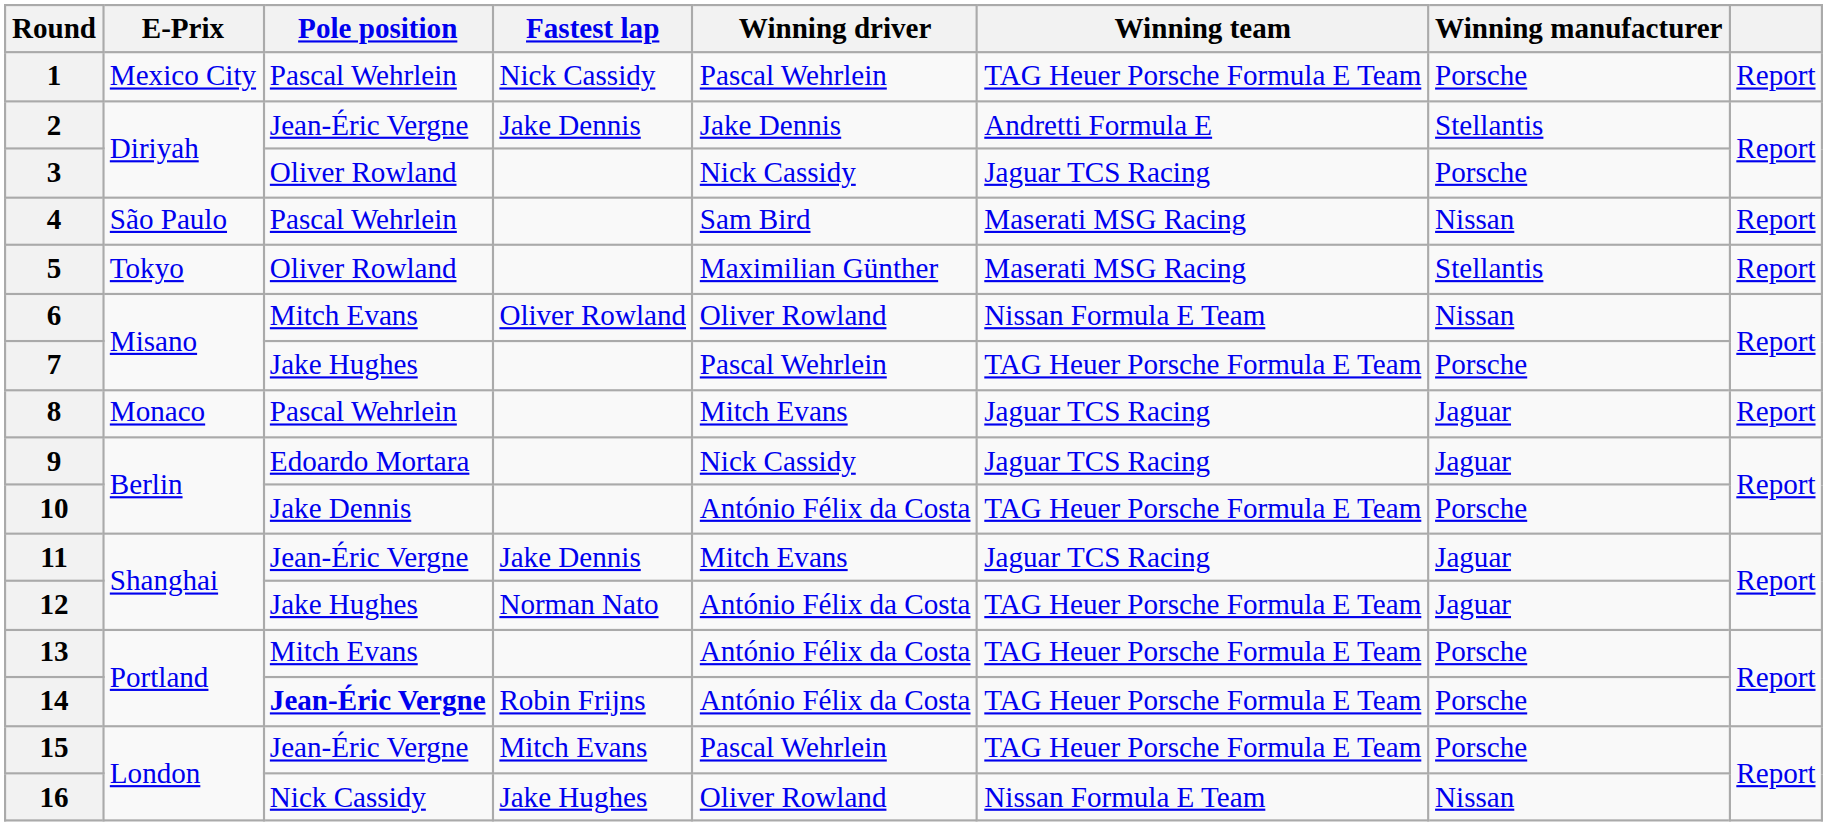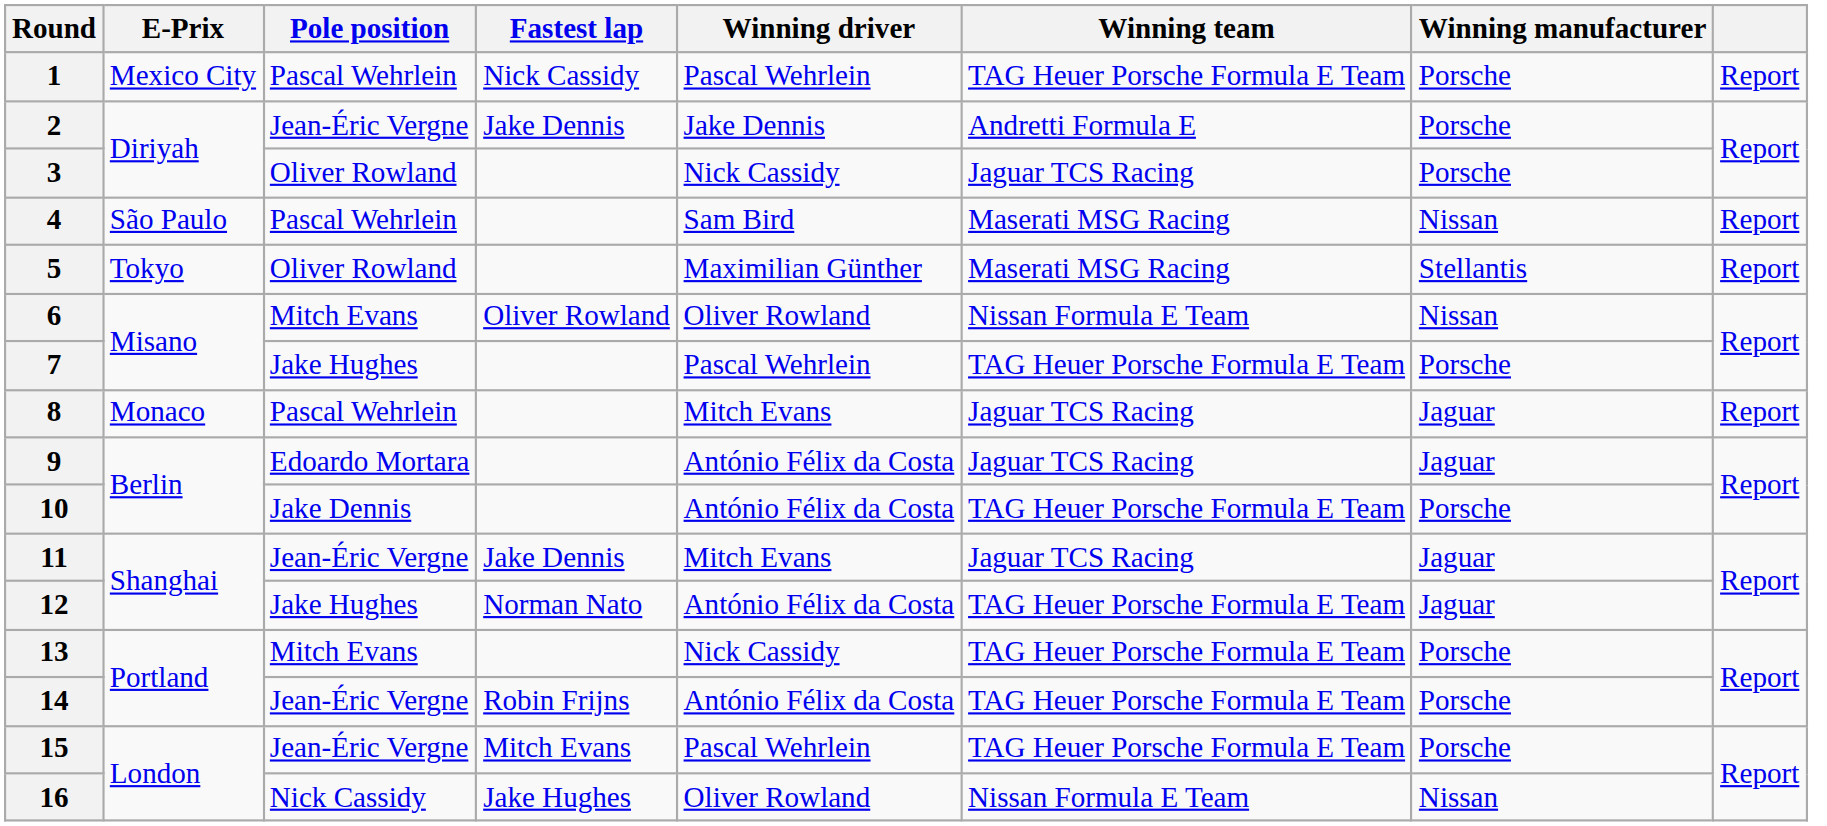(1489, 124) Stellantis -> (1465, 124) Porsche
(778, 460) Nick Cassidy -> (819, 460) António Félix da Costa
(835, 652) António Félix da Costa -> (762, 652) Nick Cassidy
(378, 700) bold -> (369, 700) normal
